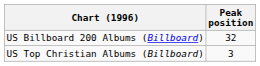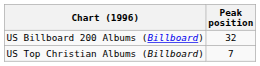(231, 53) 3 -> (231, 53) 7
